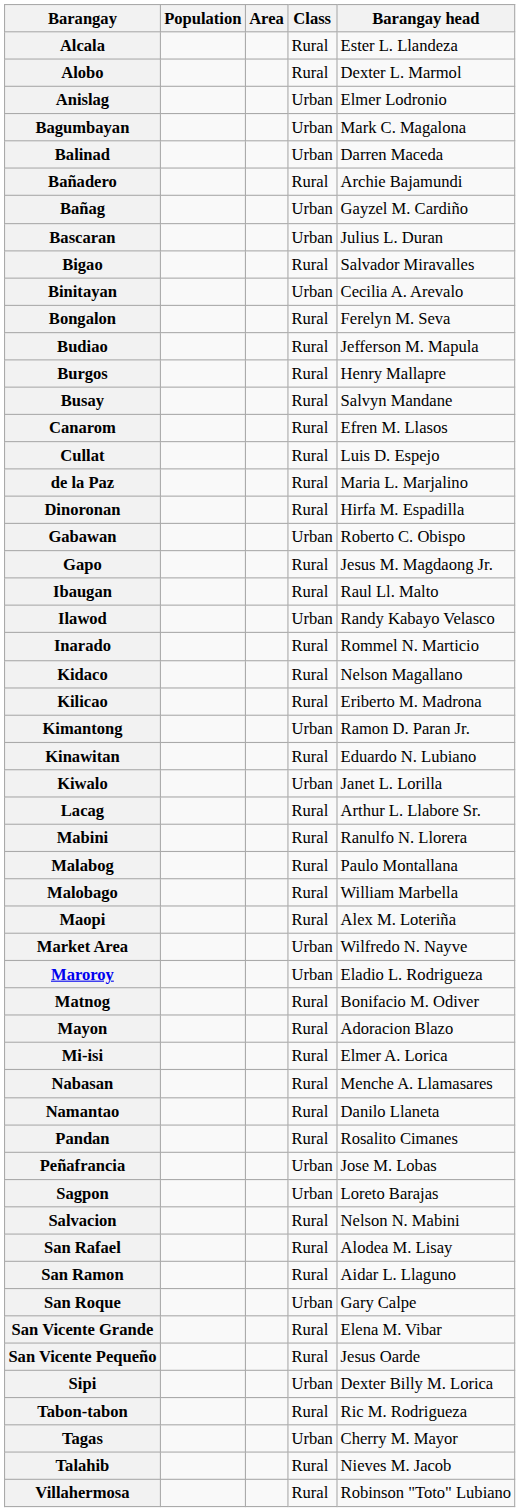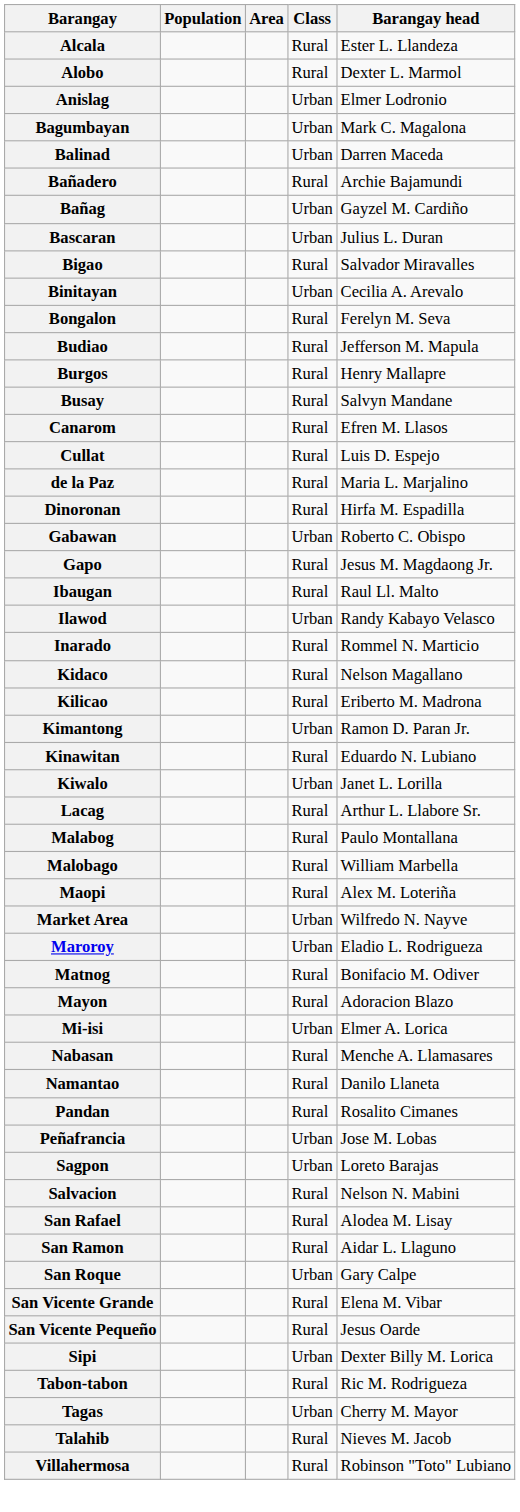- row: (82, 837)
(310, 1056) Rural -> (312, 1029) Urban
